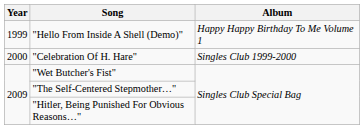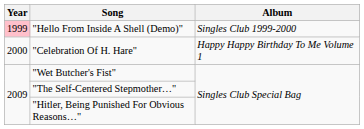(17, 34) no background -> (17, 28) pink background
(275, 34) Happy Happy Birthday To Me Volume 1 -> (247, 28) Singles Club 1999-2000
(247, 56) Singles Club 1999-2000 -> (275, 50) Happy Happy Birthday To Me Volume 1
